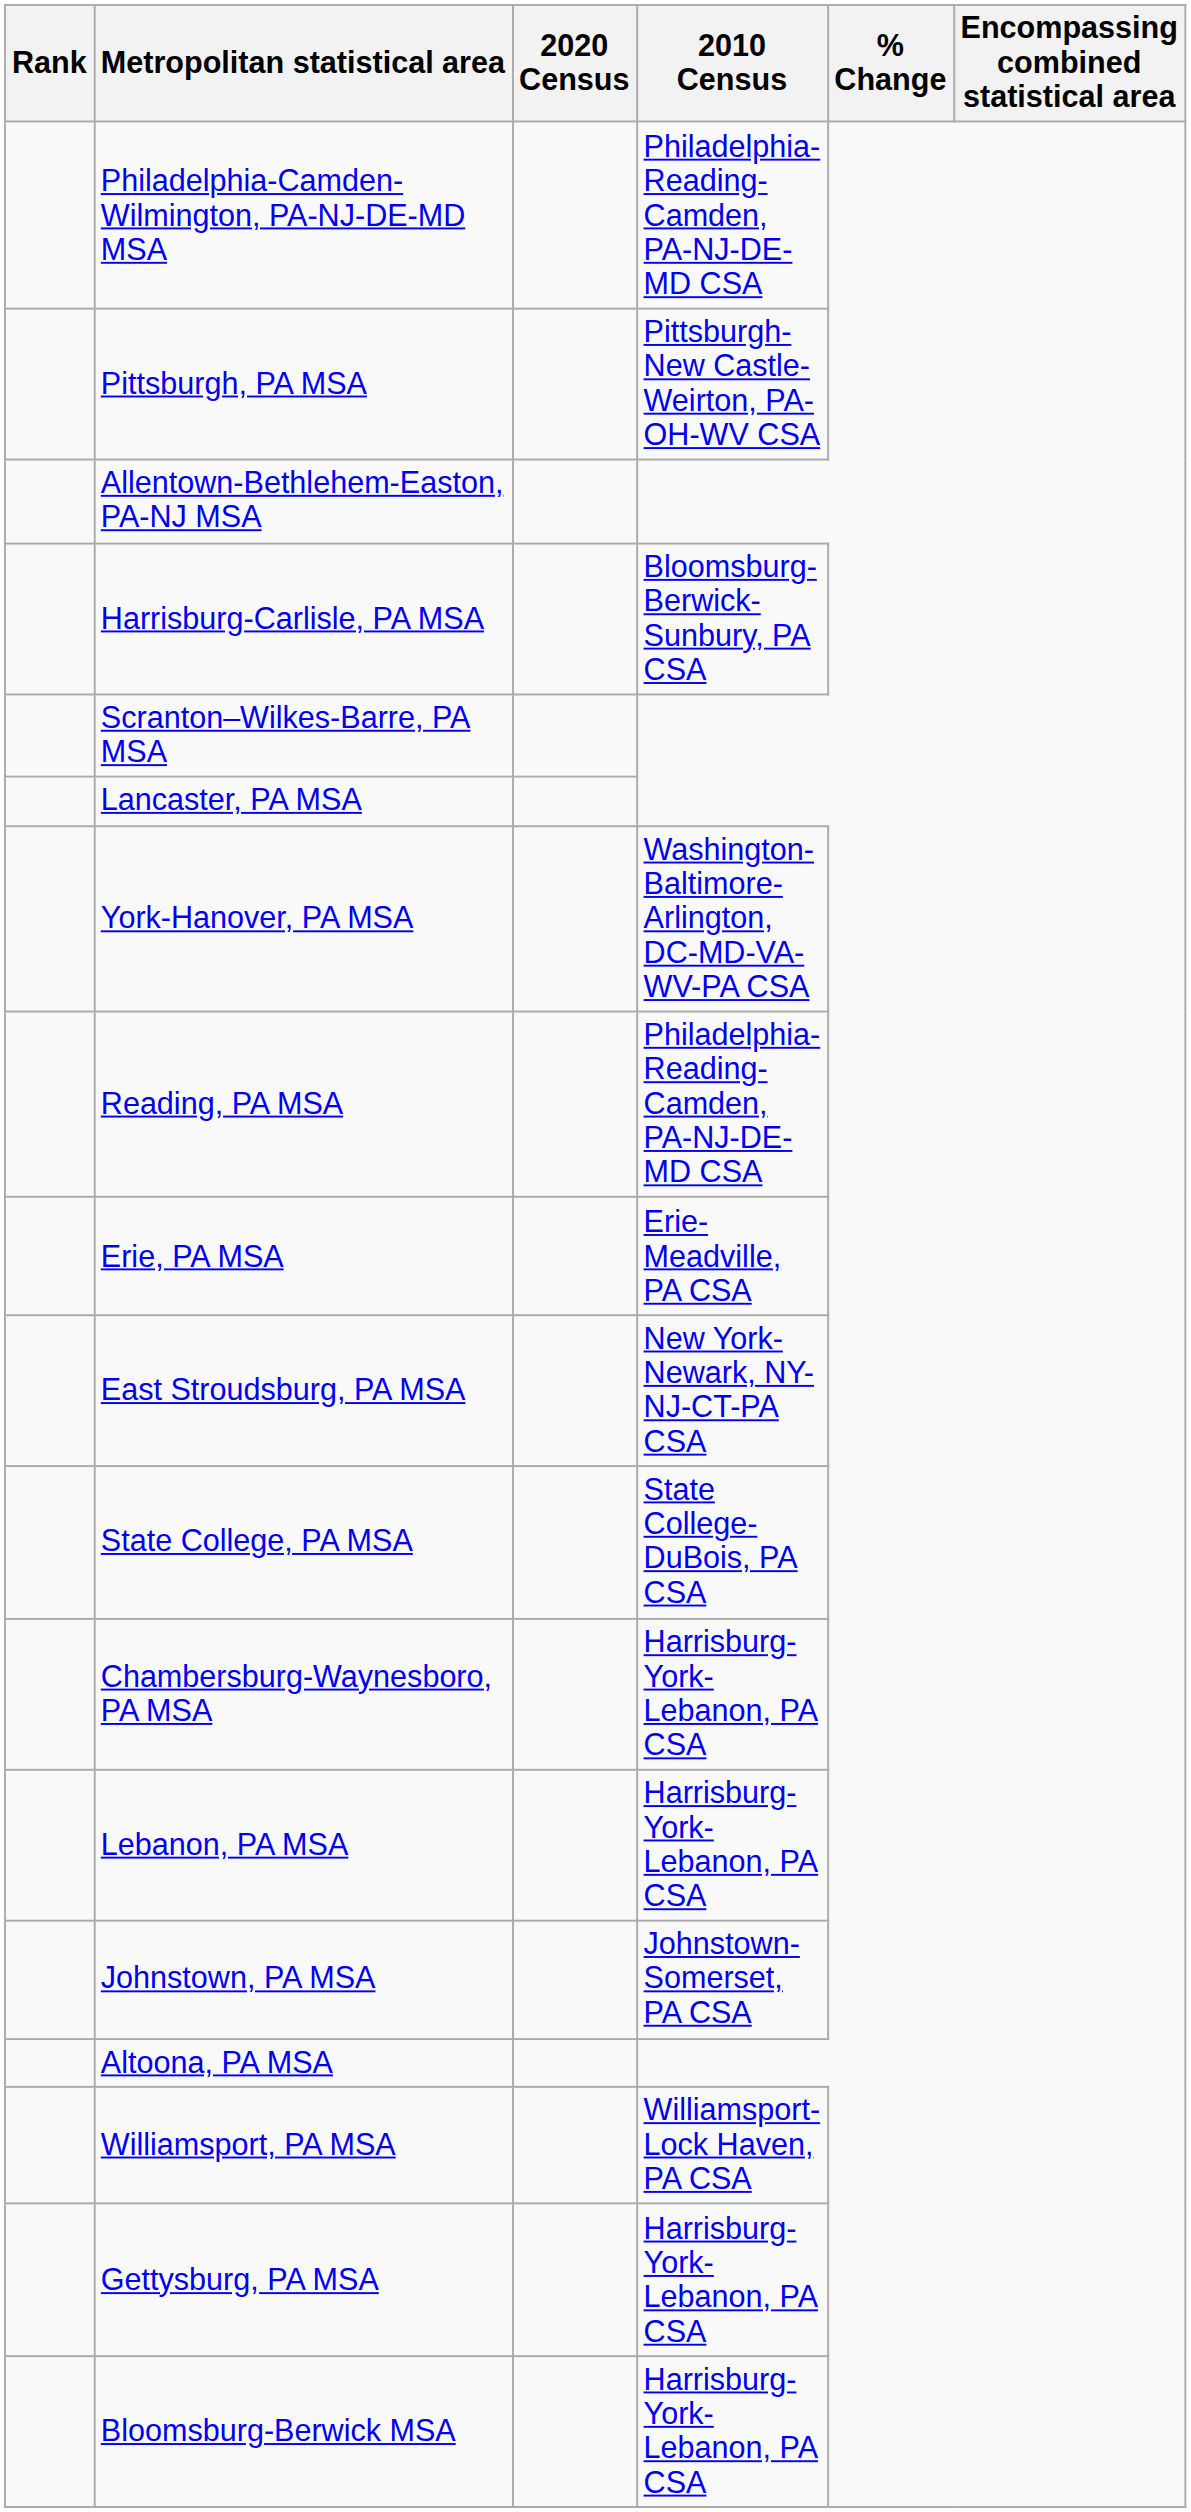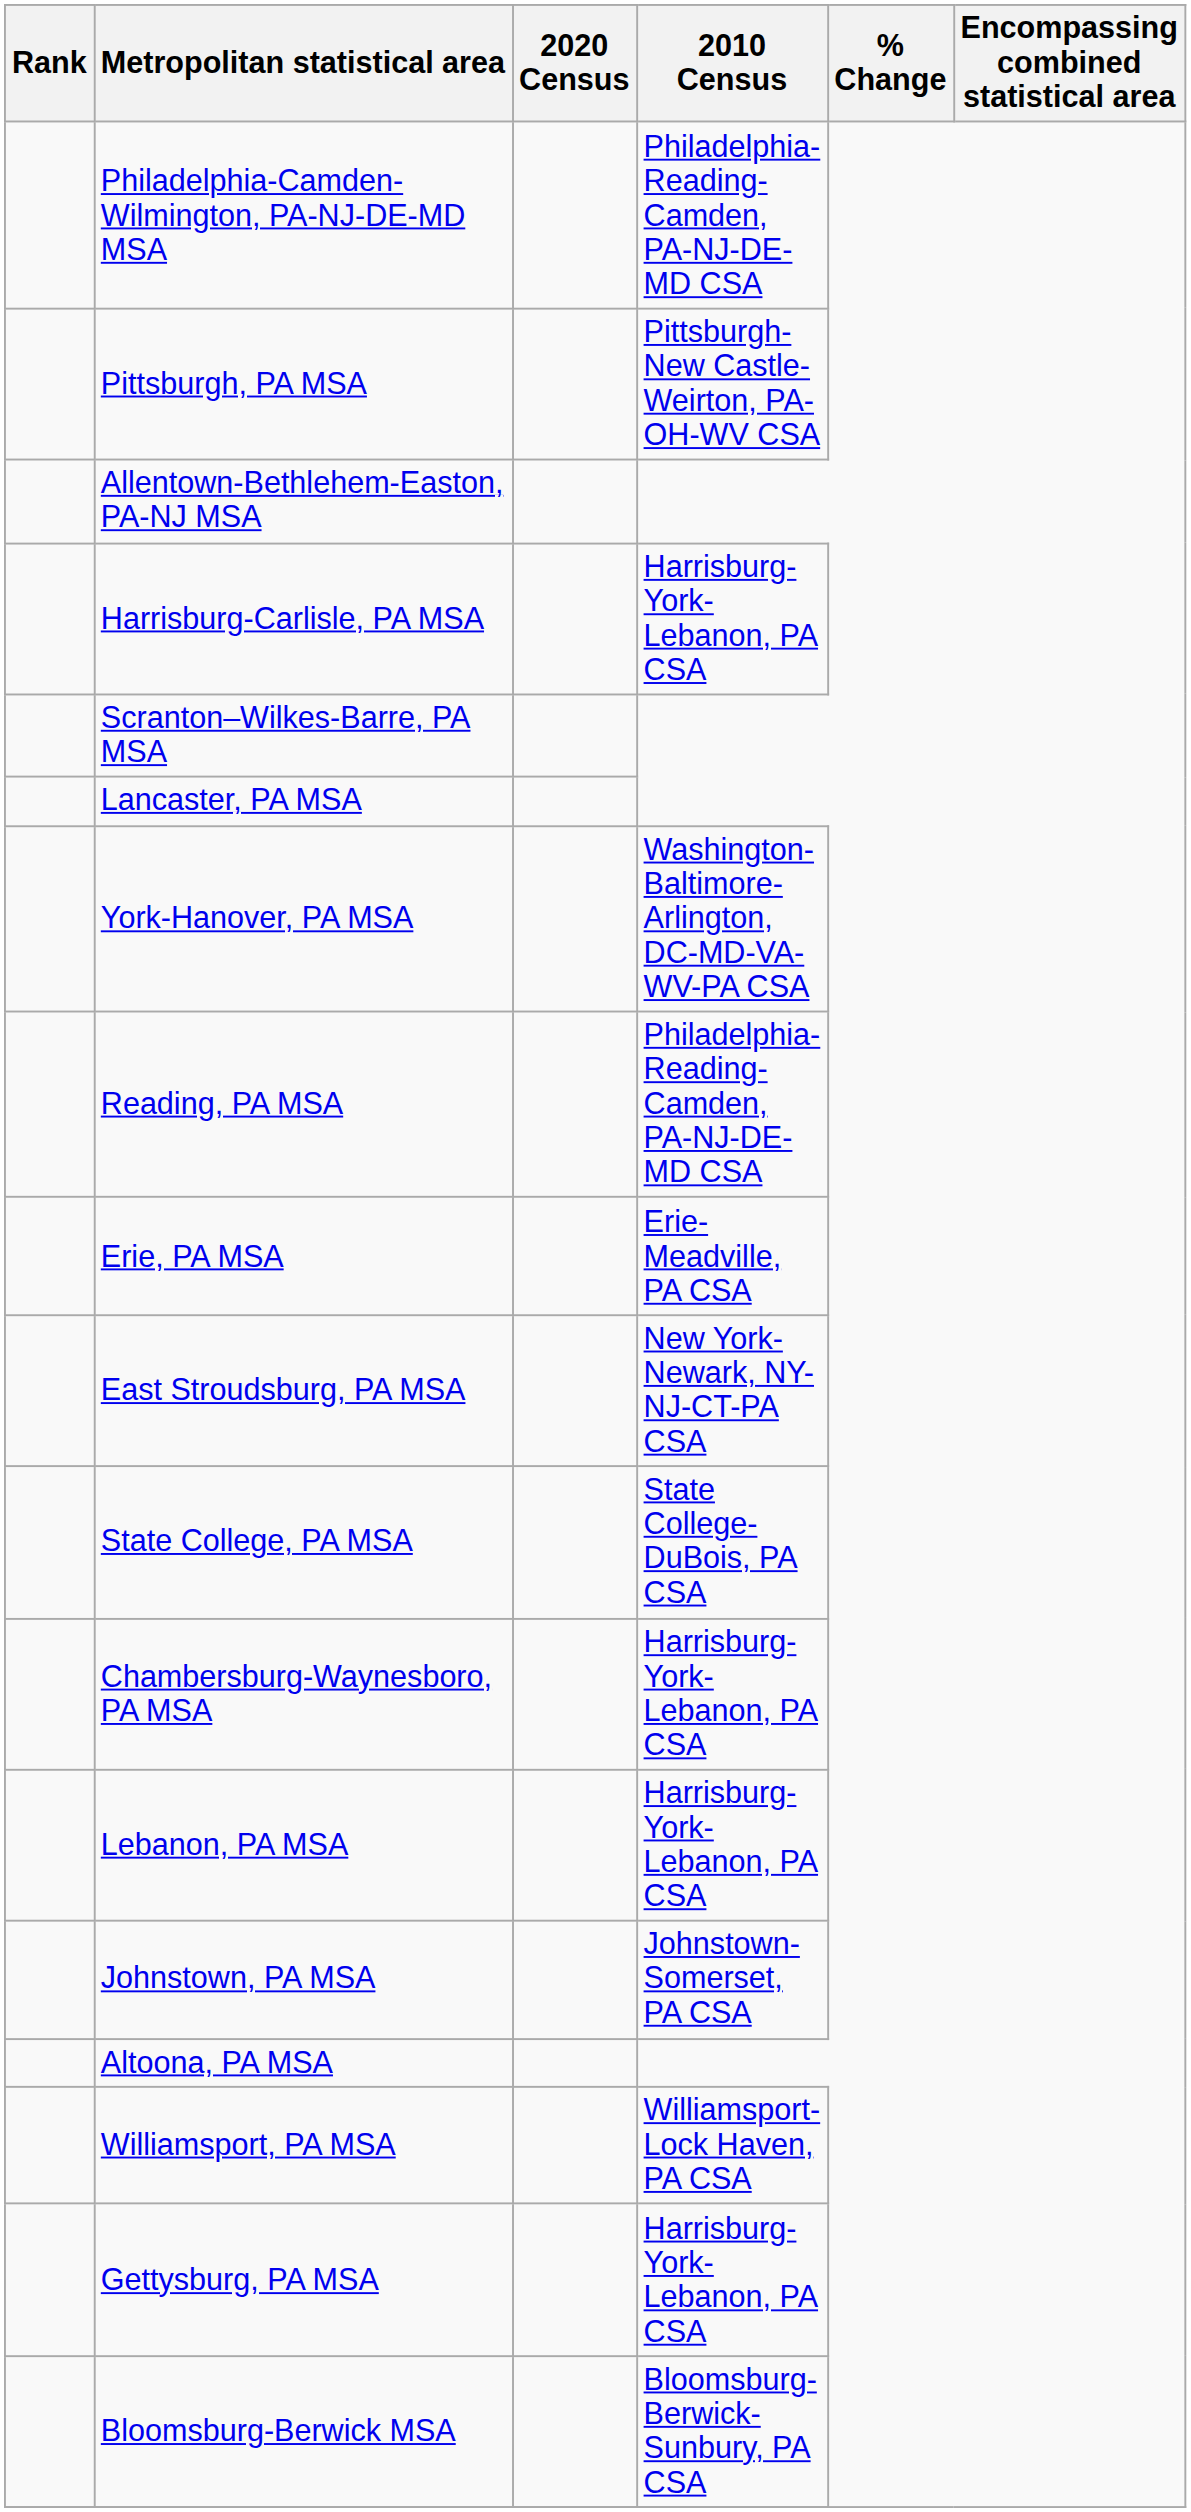(730, 617) Bloomsburg-Berwick-Sunbury, PA CSA -> (731, 617) Harrisburg-York-Lebanon, PA CSA
(731, 2431) Harrisburg-York-Lebanon, PA CSA -> (730, 2431) Bloomsburg-Berwick-Sunbury, PA CSA
